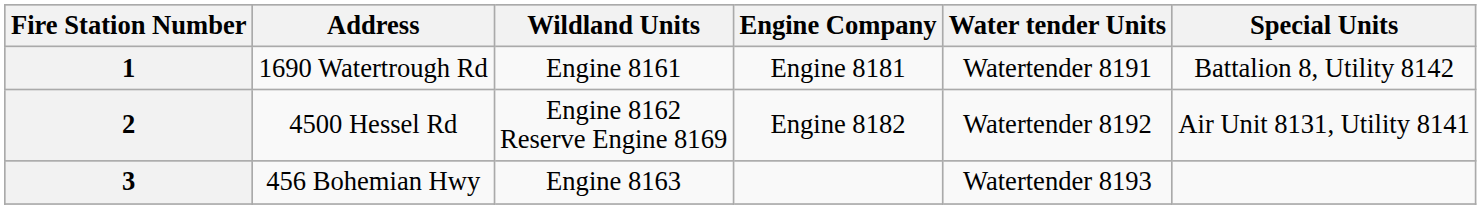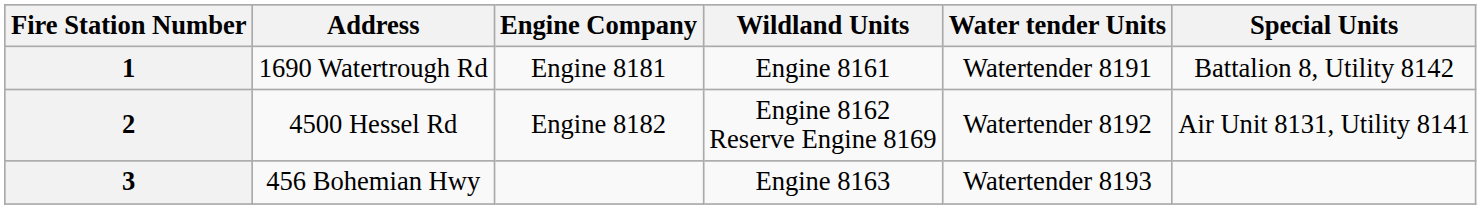columns swapped: (838, 25) <-> (614, 25)
